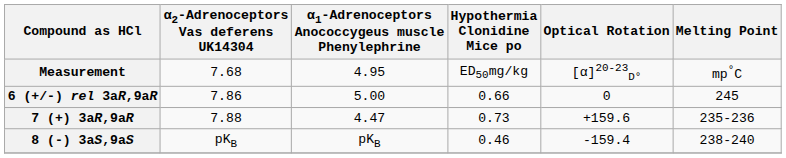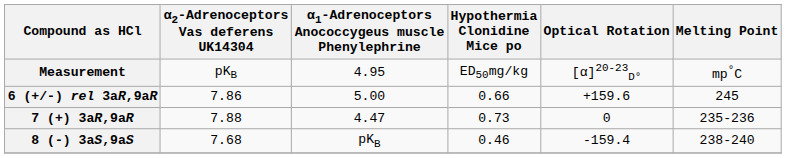(226, 73) 7.68 -> (226, 73) pKB
(607, 97) 0 -> (607, 97) +159.6
(607, 118) +159.6 -> (607, 118) 0
(226, 141) pKB -> (226, 141) 7.68
